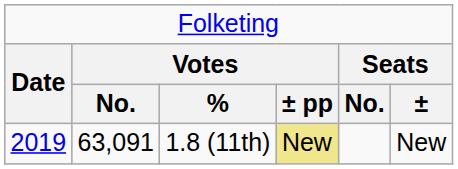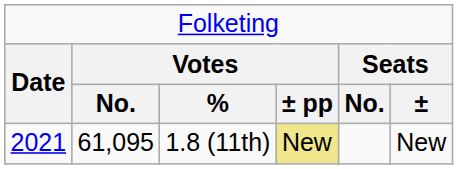(38, 143) 2019 -> (38, 143) 2021
(116, 143) 63,091 -> (116, 143) 61,095
